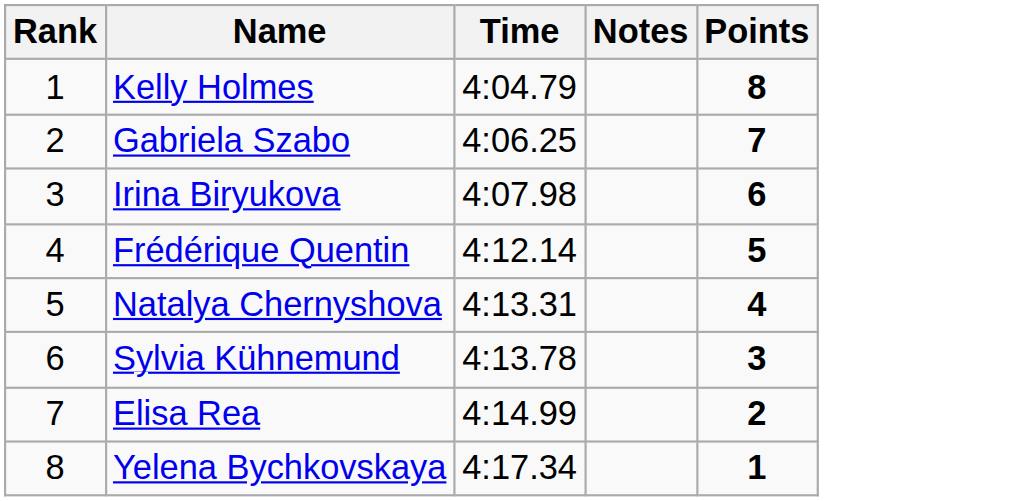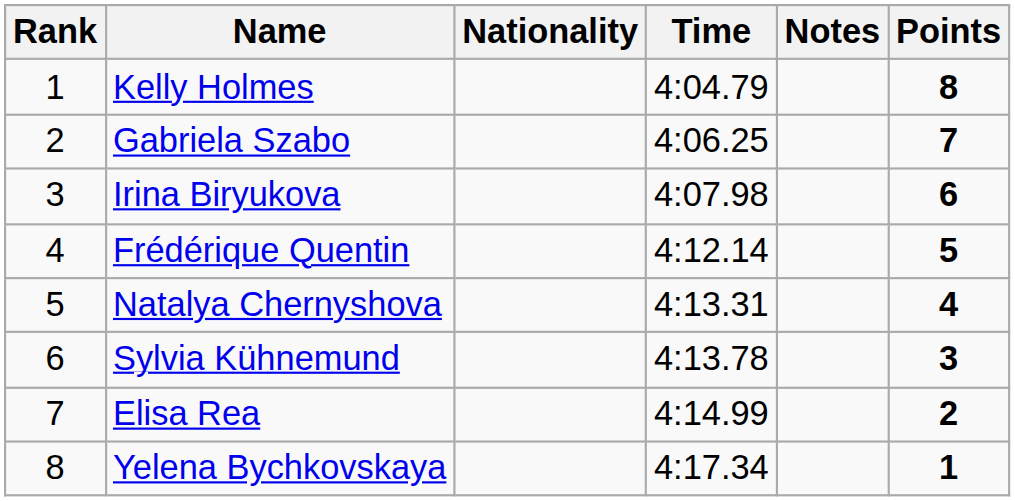+ column: (550, 31)
